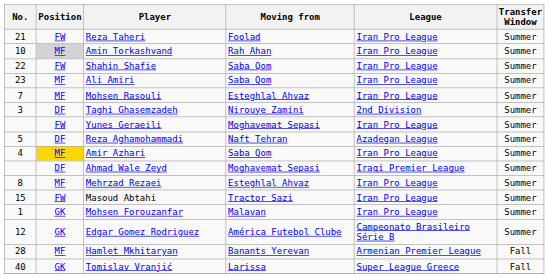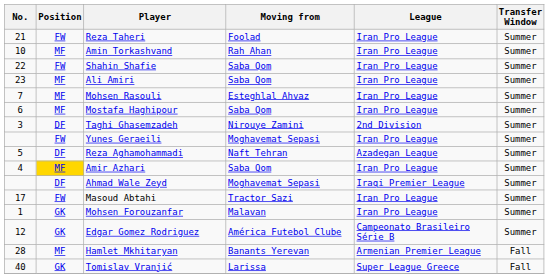(60, 51) lightgrey background -> (60, 51) no background
+ row: (132, 110)
- row: (124, 183)
(20, 197) 15 -> (20, 197) 17
